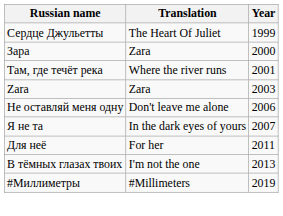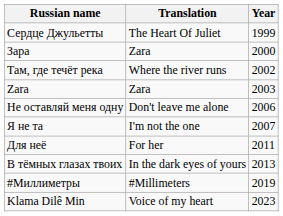(263, 70) 2001 -> (263, 70) 2002
(187, 126) In the dark eyes of yours -> (164, 126) I'm not the one
(164, 164) I'm not the one -> (187, 164) In the dark eyes of yours
+ row: (46, 201)
